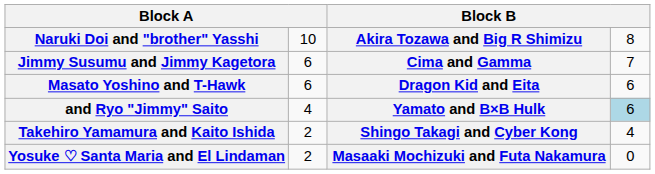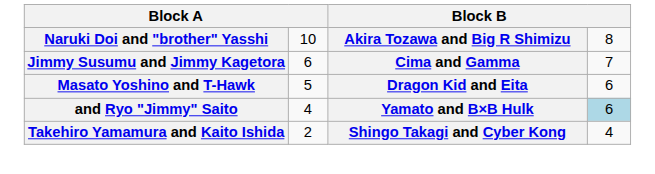(308, 86) 6 -> (308, 86) 5
- row: (147, 157)
